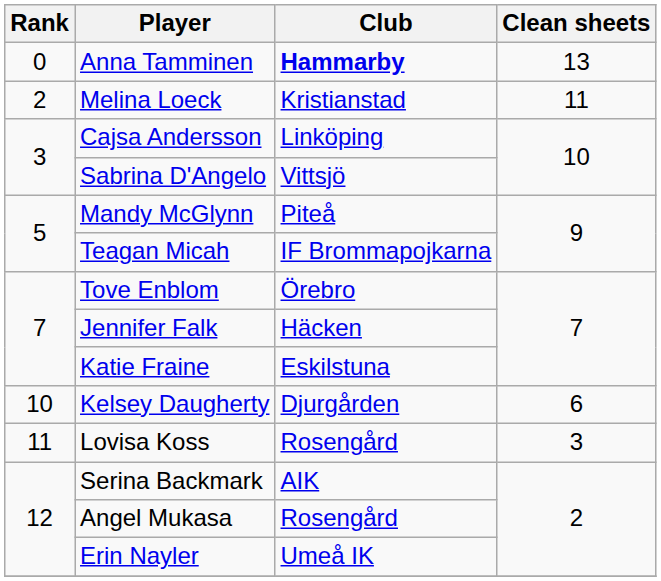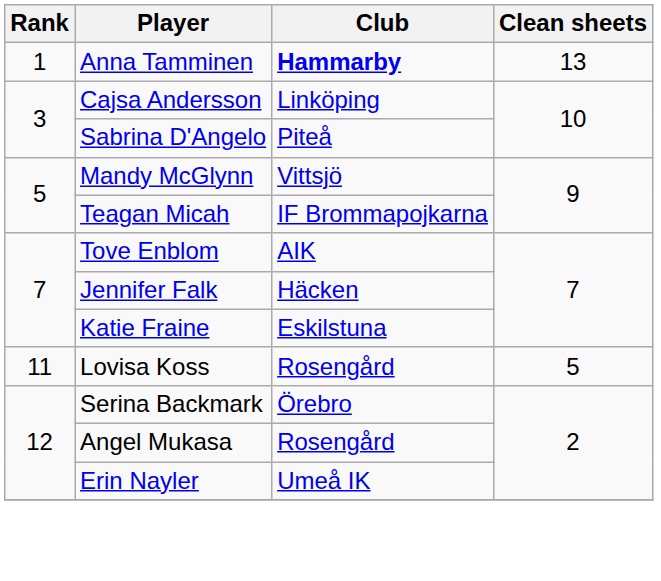(40, 61) 0 -> (40, 61) 1
- row: (151, 99)
(313, 175) Vittsjö -> (304, 137) Piteå
(308, 213) Piteå -> (310, 175) Vittsjö
(318, 289) Örebro -> (296, 251) AIK
- row: (175, 404)
(576, 442) 3 -> (573, 366) 5
(300, 480) AIK -> (314, 404) Örebro
